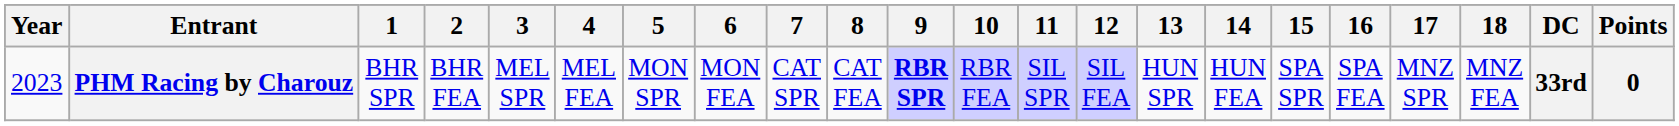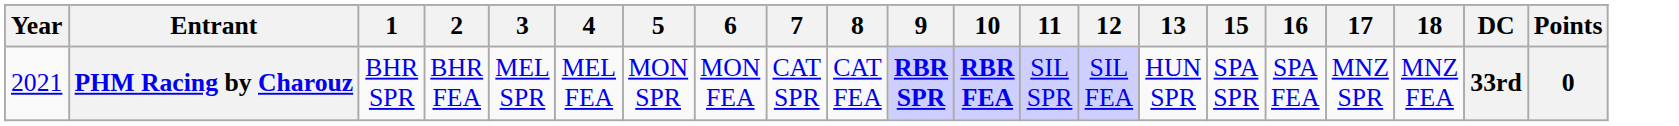- column: (1238, 25)
(37, 82) 2023 -> (37, 82) 2021
(986, 82) normal -> (987, 82) bold
